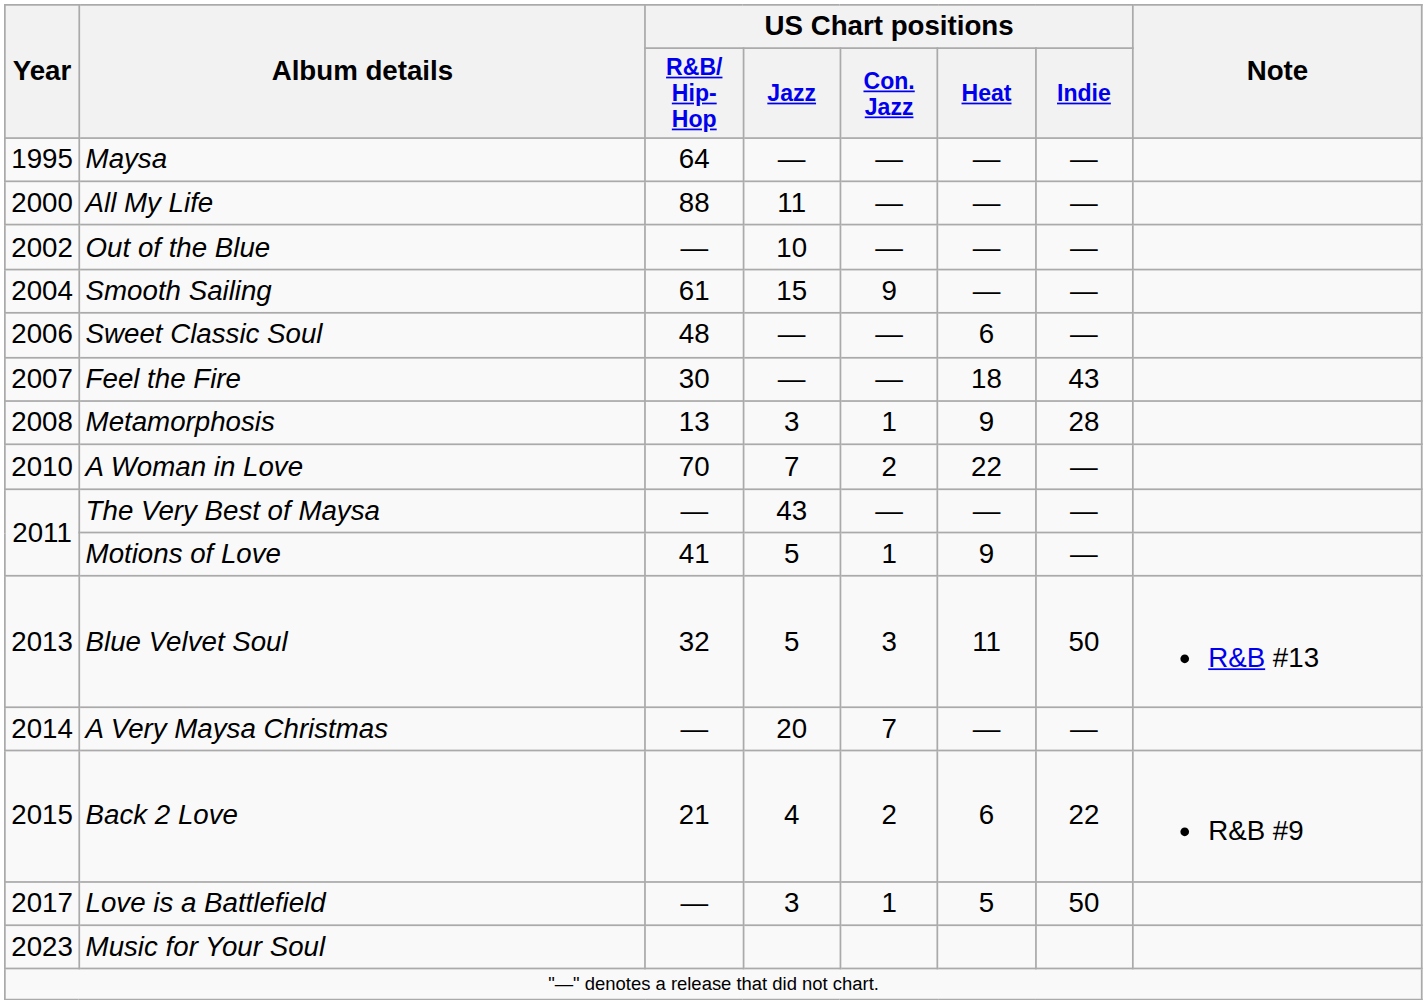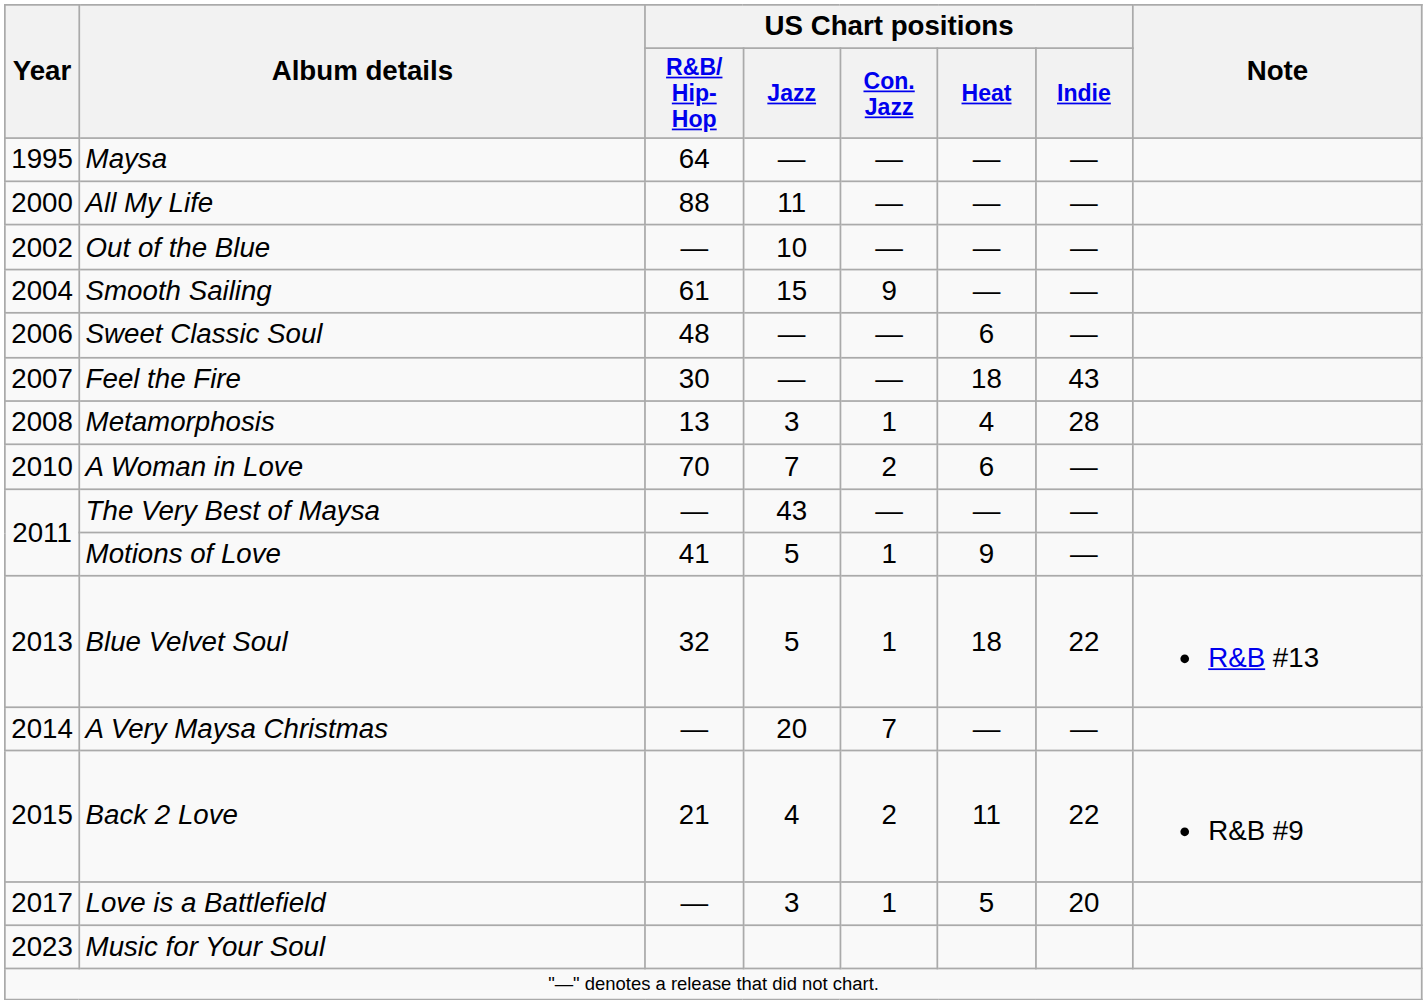(987, 422) 9 -> (987, 422) 4
(987, 466) 22 -> (987, 466) 6
(889, 641) 3 -> (889, 641) 1
(987, 641) 11 -> (987, 641) 18
(1084, 641) 50 -> (1084, 641) 22
(987, 815) 6 -> (987, 815) 11
(1084, 902) 50 -> (1084, 902) 20
